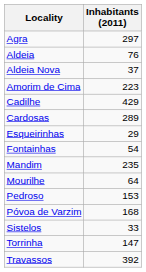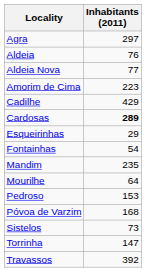(133, 70) 37 -> (133, 70) 77
(131, 117) normal -> (131, 117) bold
(133, 228) 33 -> (133, 228) 73
